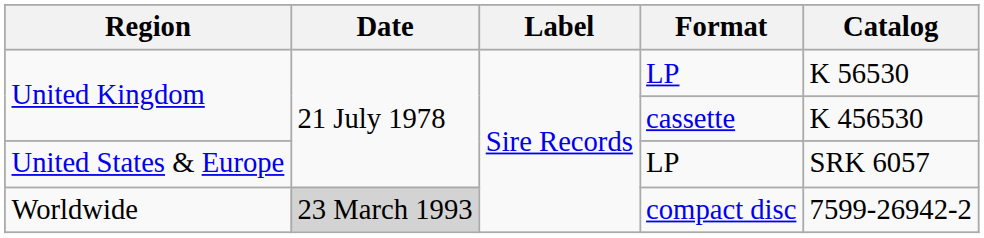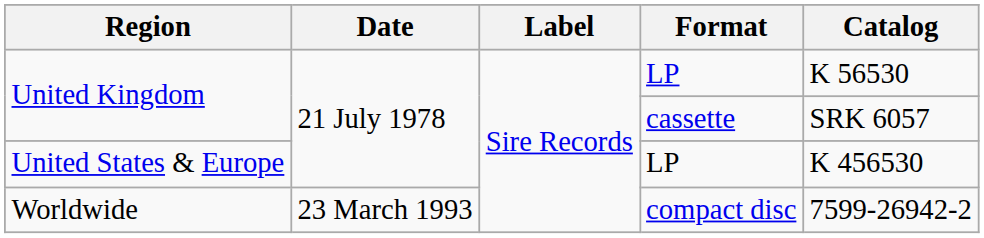(866, 118) K 456530 -> (870, 118) SRK 6057
(870, 163) SRK 6057 -> (866, 163) K 456530
(385, 208) lightgrey background -> (385, 208) no background
